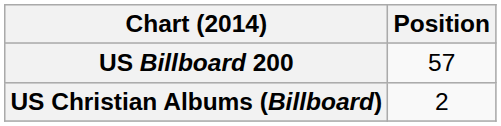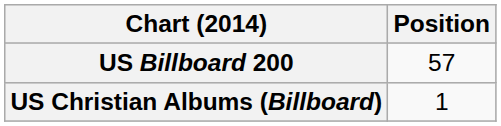(442, 101) 2 -> (442, 101) 1
